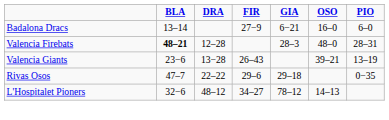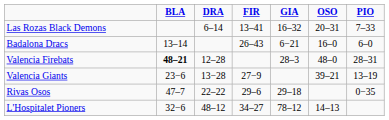+ row: (56, 28)
(251, 28) 27−9 -> (251, 44) 26–43
(251, 60) 26–43 -> (251, 76) 27−9
